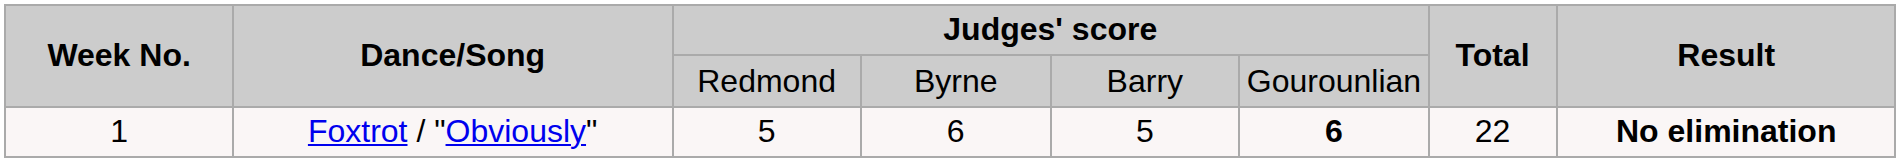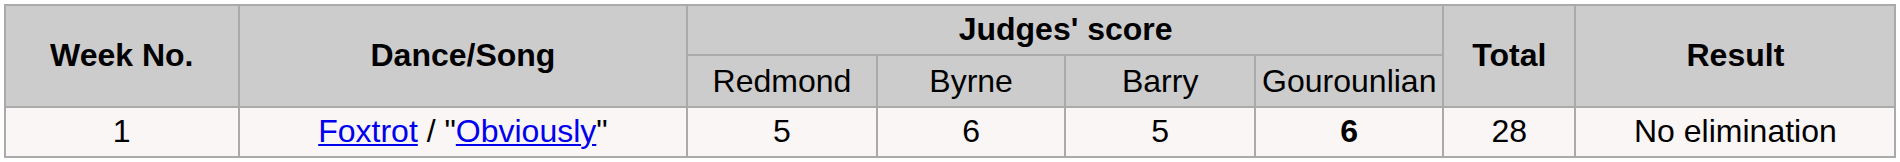(1493, 131) 22 -> (1509, 131) 28
(1726, 131) bold -> (1735, 131) normal
